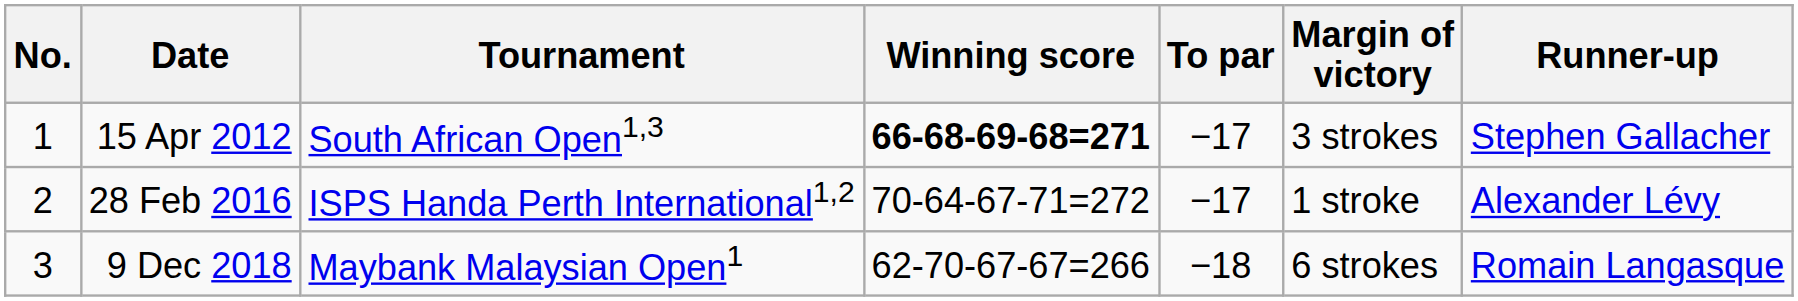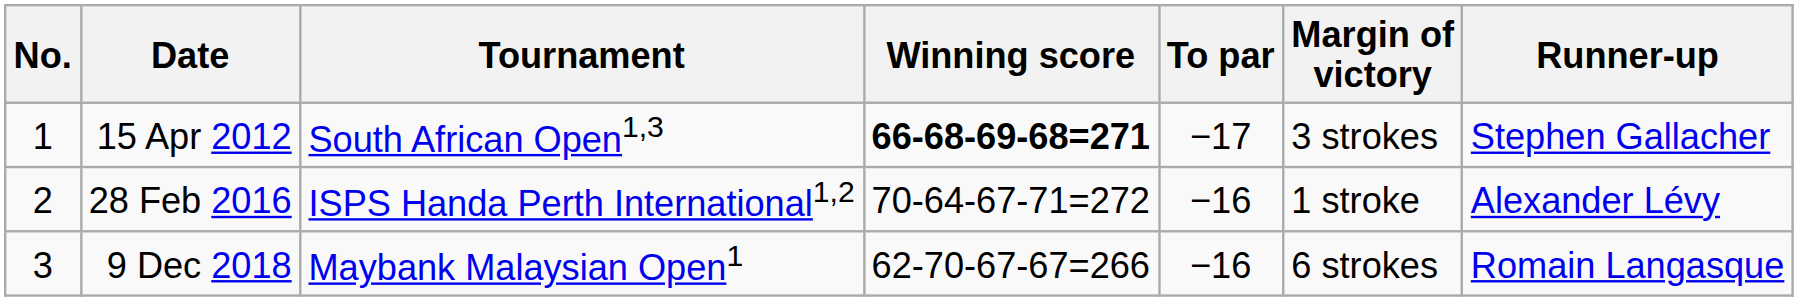(1221, 200) −17 -> (1221, 200) −16
(1221, 265) −18 -> (1221, 265) −16
